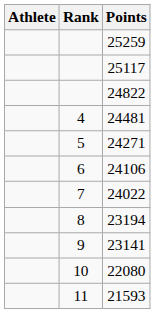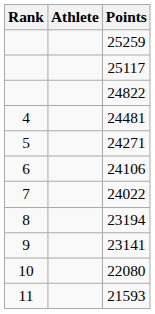columns swapped: (81, 17) <-> (32, 17)
